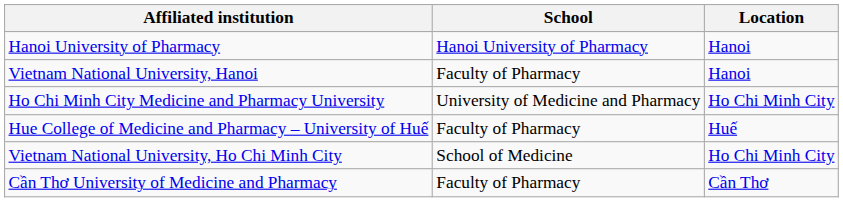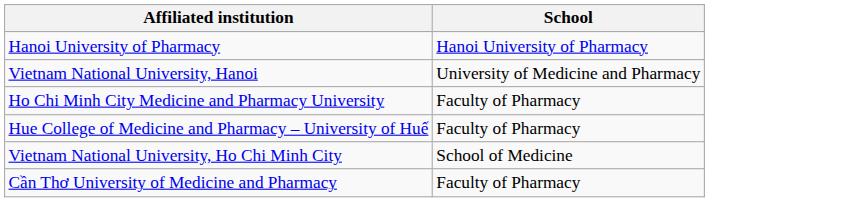- column: (771, 18)
(508, 73) Faculty of Pharmacy -> (568, 73) University of Medicine and Pharmacy
(568, 100) University of Medicine and Pharmacy -> (508, 100) Faculty of Pharmacy
